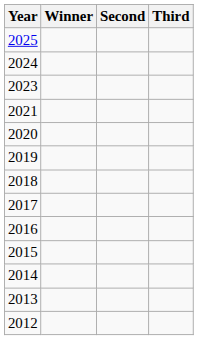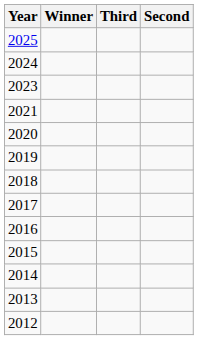columns swapped: (123, 16) <-> (171, 16)
